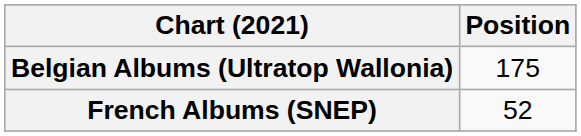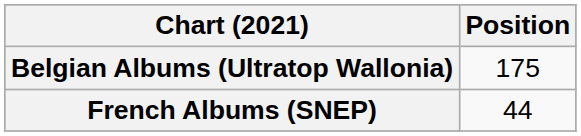(518, 109) 52 -> (518, 109) 44
